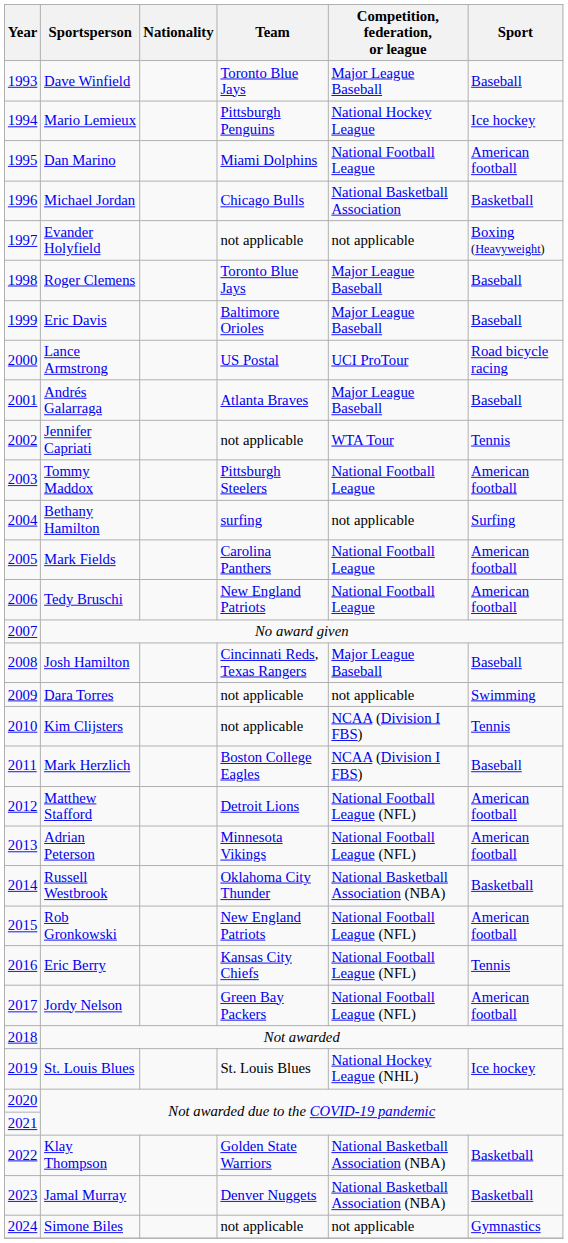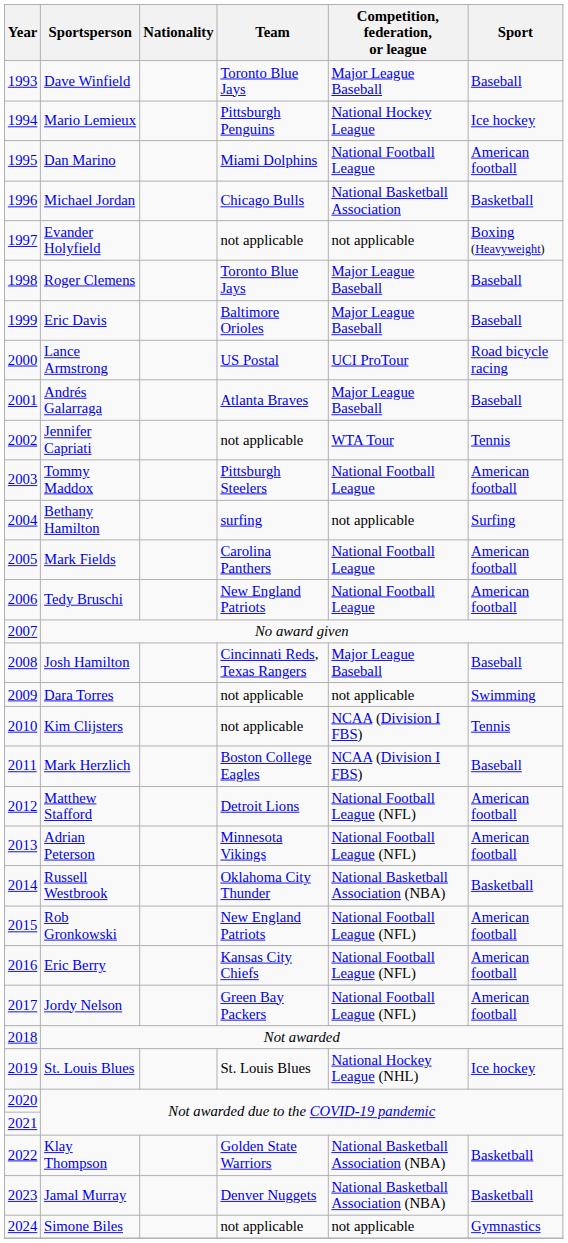(491, 965) Tennis -> (500, 965) American football
